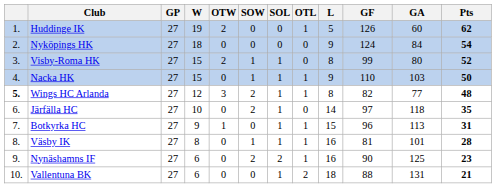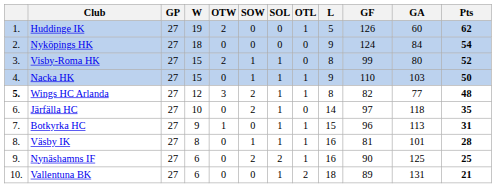(466, 158) 23 -> (466, 158) 25
(367, 175) 88 -> (367, 175) 89
